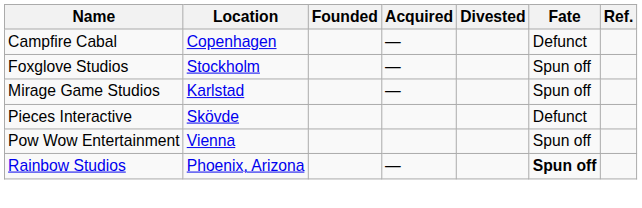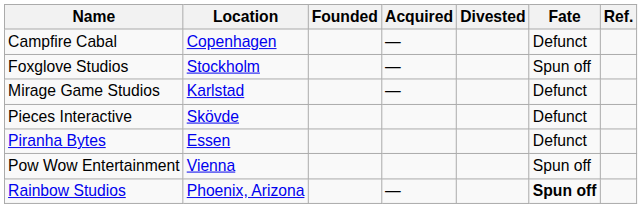(562, 91) Spun off -> (560, 91) Defunct
+ row: (57, 141)
